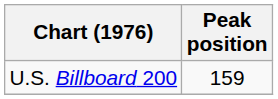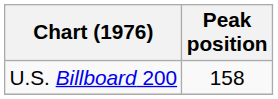(227, 77) 159 -> (227, 77) 158
